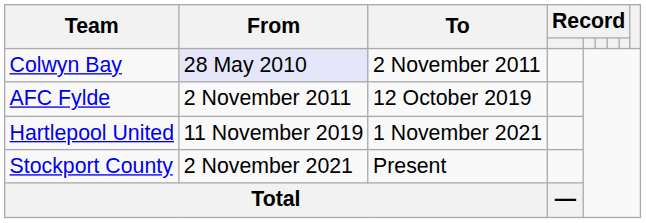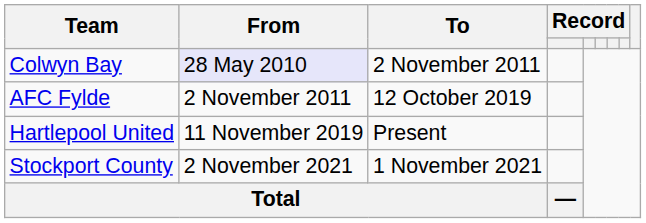(458, 132) 1 November 2021 -> (410, 132) Present
(410, 166) Present -> (458, 166) 1 November 2021
